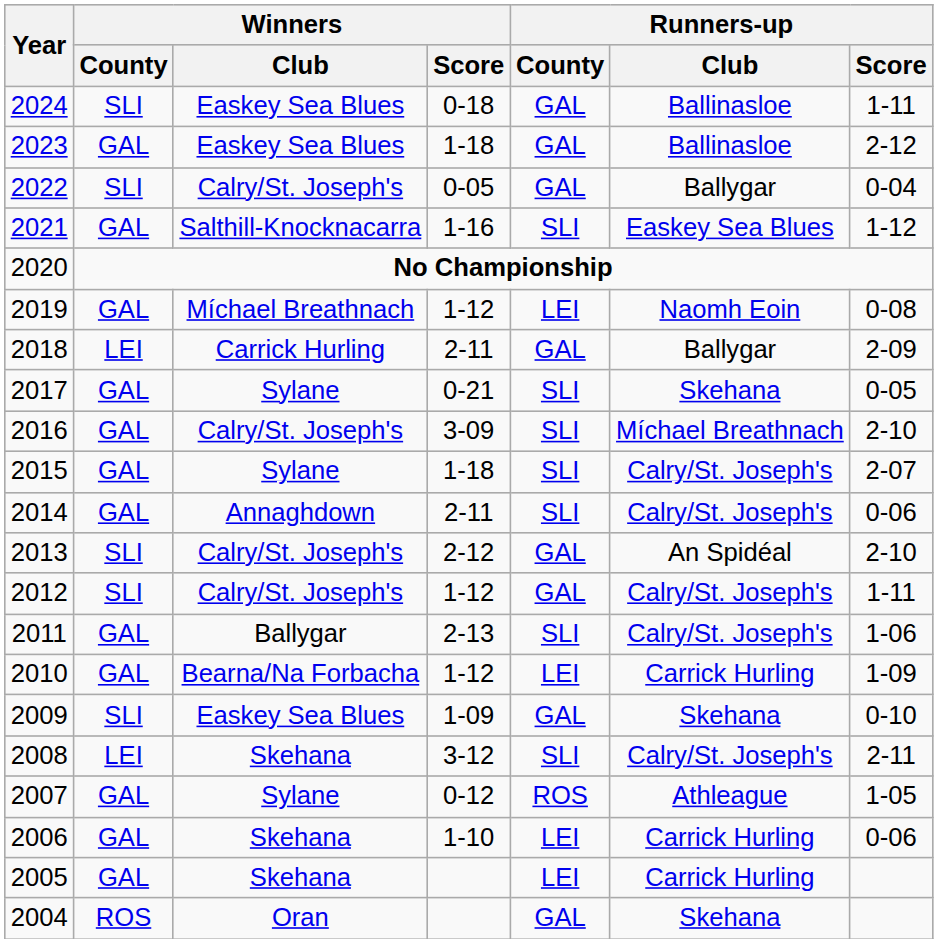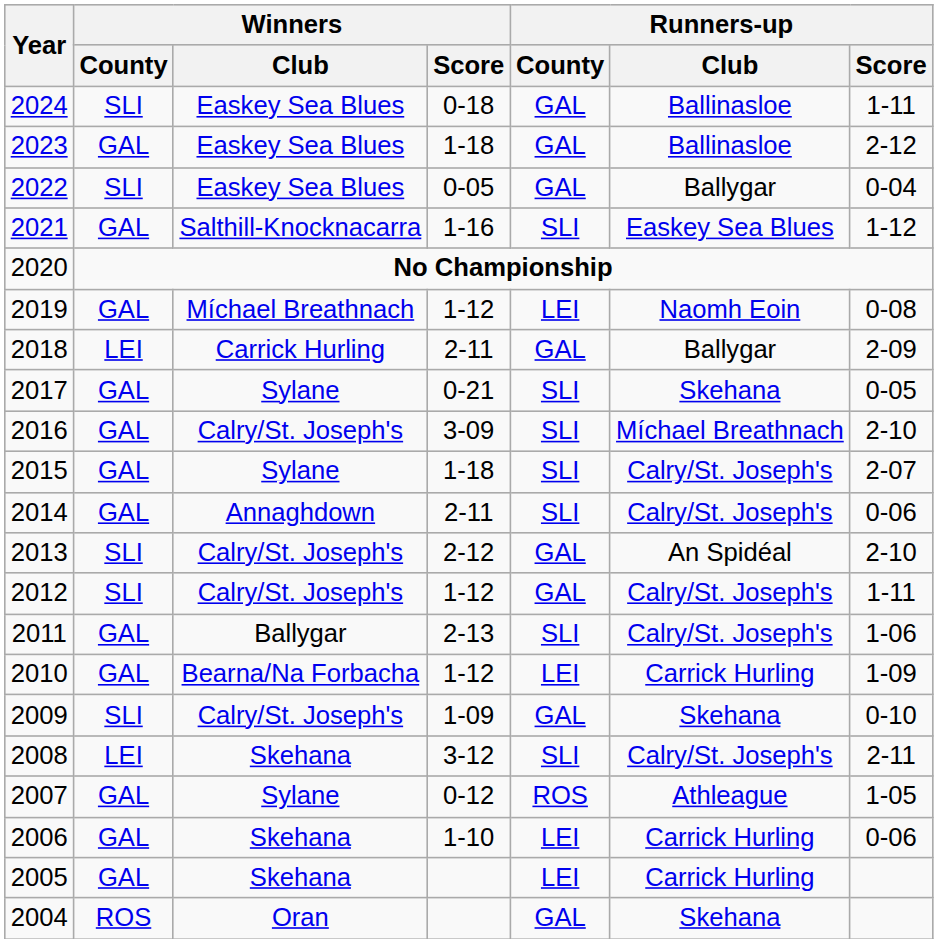(300, 187) Calry/St. Joseph's -> (300, 187) Easkey Sea Blues
(300, 715) Easkey Sea Blues -> (300, 715) Calry/St. Joseph's
